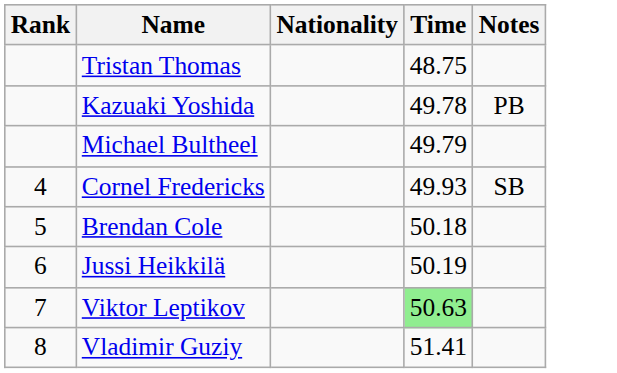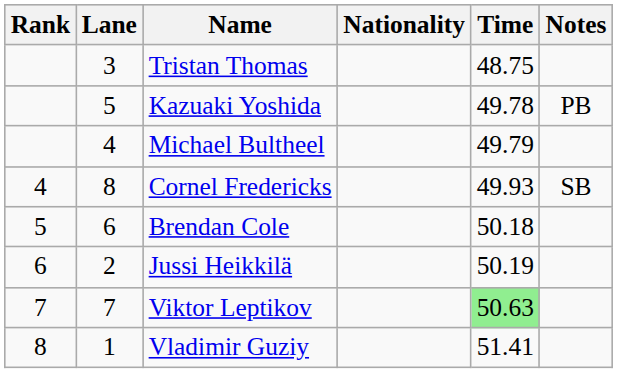+ column: (109, 24)
